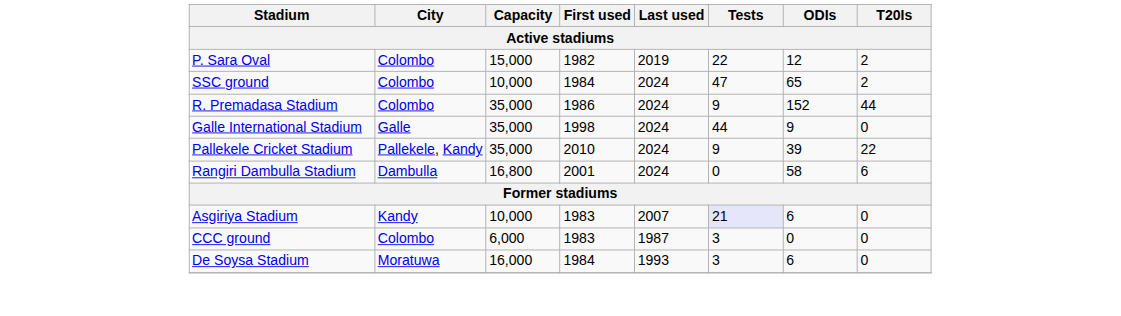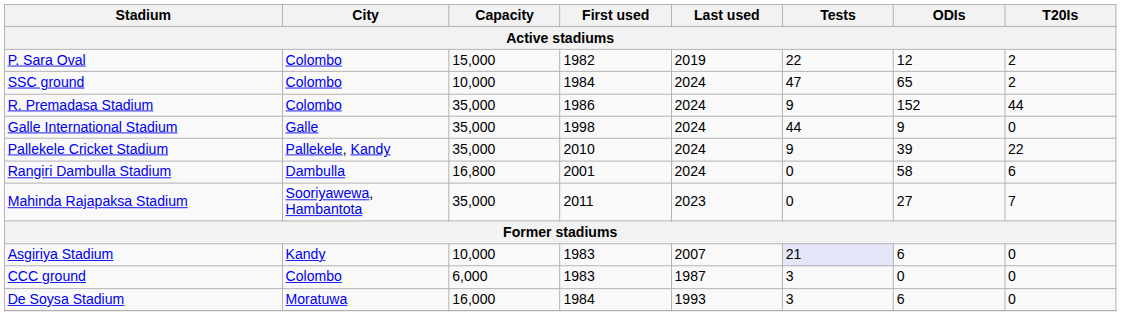+ row: (98, 202)
